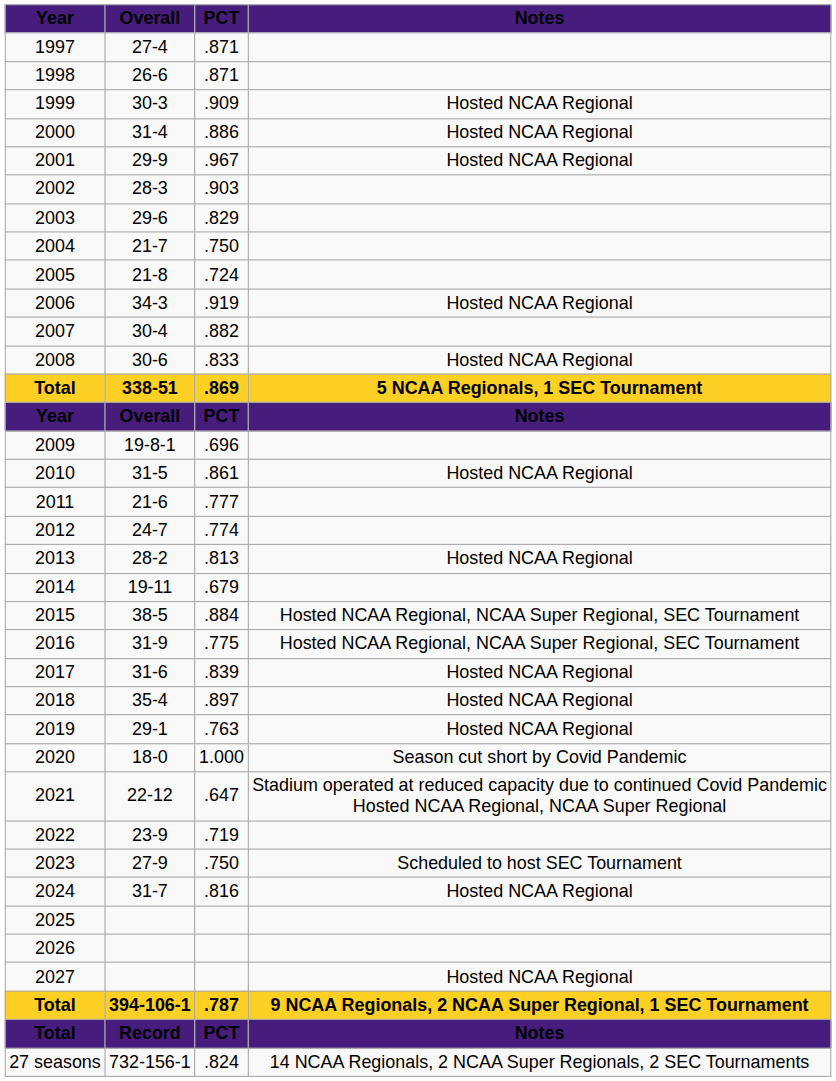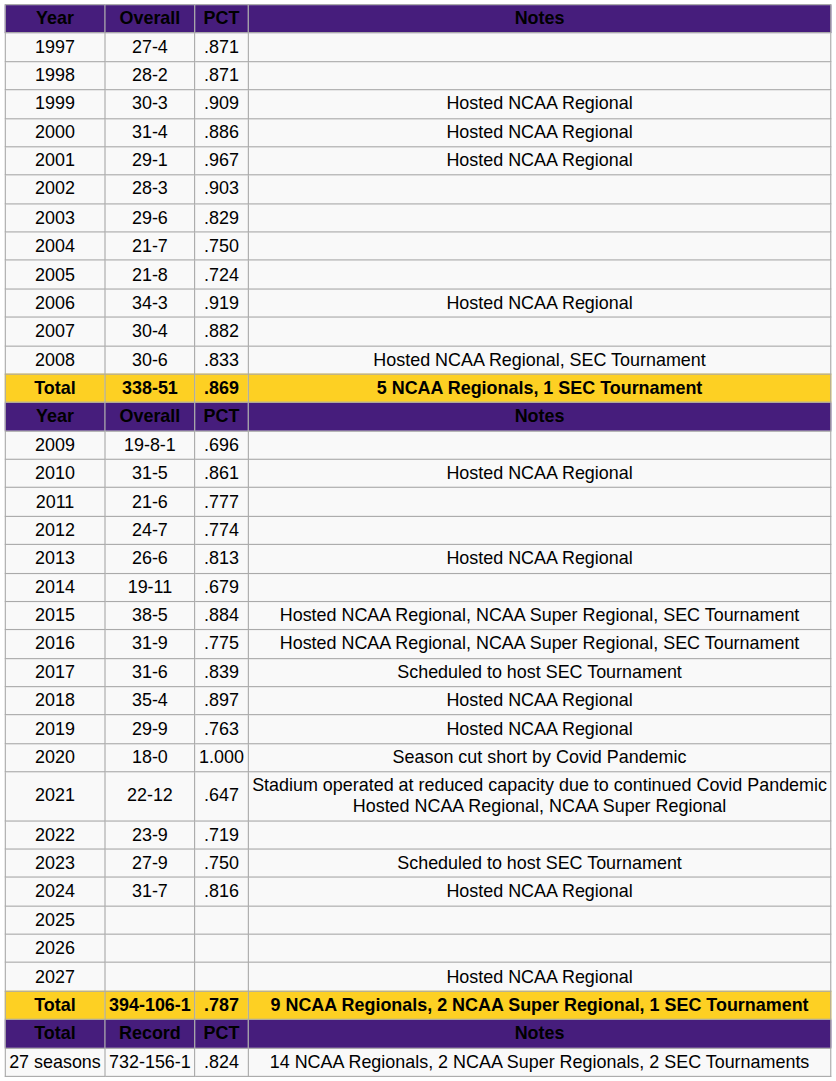(150, 75) 26-6 -> (150, 75) 28-2
(150, 160) 29-9 -> (150, 160) 29-1
(540, 359) Hosted NCAA Regional -> (540, 359) Hosted NCAA Regional, SEC Tournament
(150, 558) 28-2 -> (150, 558) 26-6
(540, 672) Hosted NCAA Regional -> (540, 672) Scheduled to host SEC Tournament
(150, 729) 29-1 -> (150, 729) 29-9
